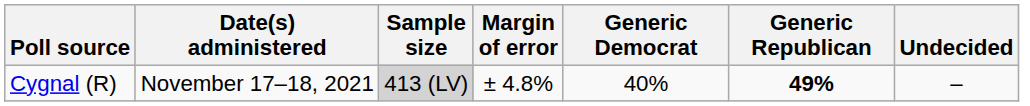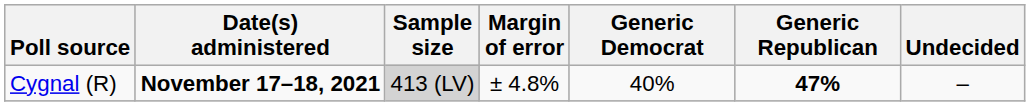(257, 83) normal -> (260, 83) bold
(811, 83) 49% -> (818, 83) 47%
